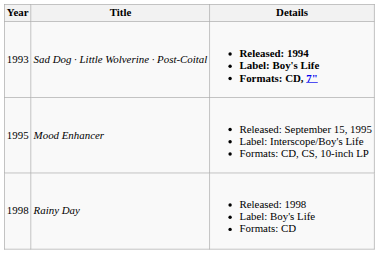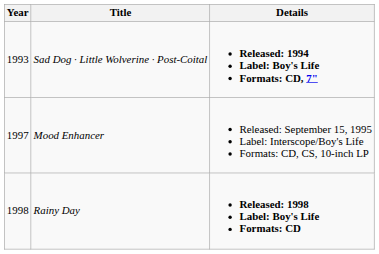(18, 135) 1995 -> (18, 135) 1997
(292, 217) normal -> (292, 217) bold
